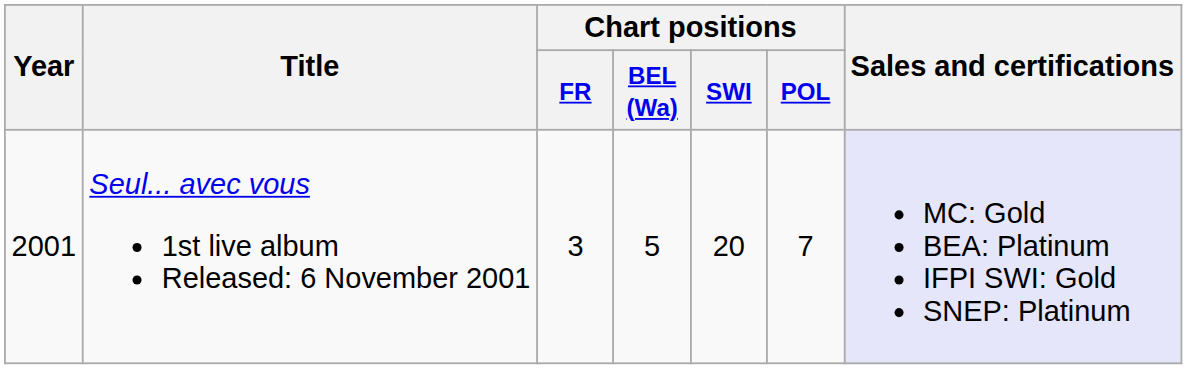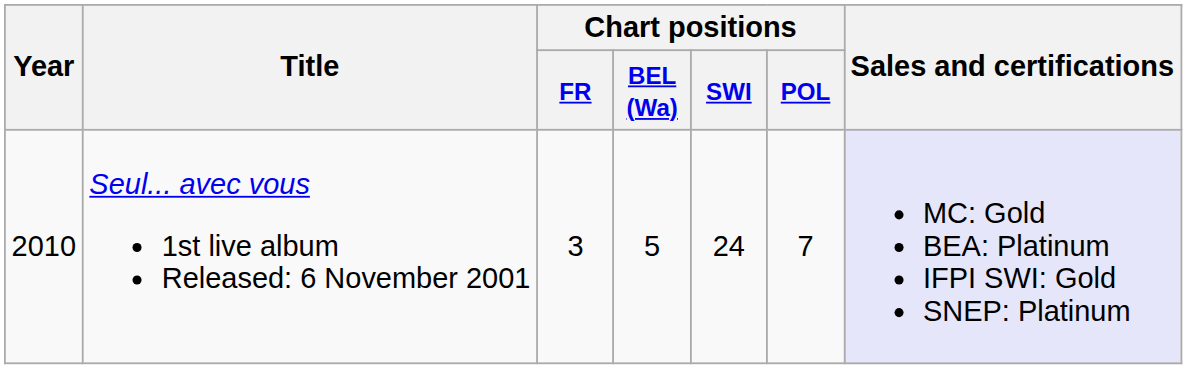(44, 246) 2001 -> (44, 246) 2010
(729, 246) 20 -> (729, 246) 24
